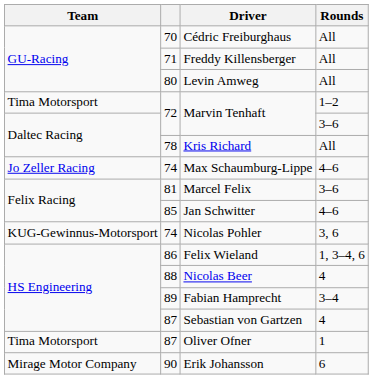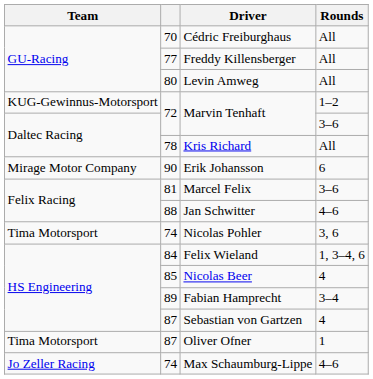(171, 58) 71 -> (171, 58) 77
(53, 102) Tima Motorsport -> (83, 102) KUG-Gewinnus-Motorsport
rows swapped: (248, 167) <-> (224, 363)
(171, 210) 85 -> (171, 210) 88
(83, 232) KUG-Gewinnus-Motorsport -> (53, 232) Tima Motorsport
(171, 254) 86 -> (171, 254) 84
(171, 276) 88 -> (171, 276) 85
